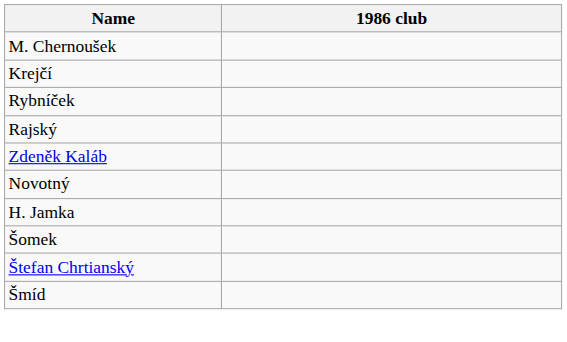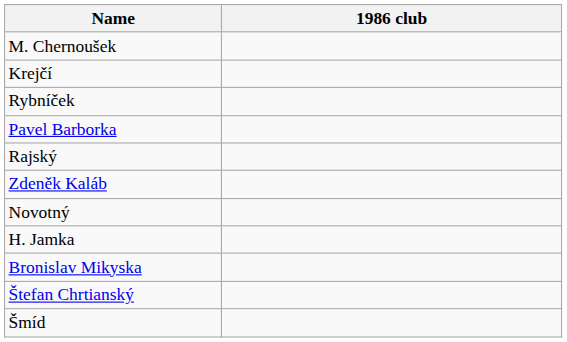+ row: (63, 128)
- row: (33, 239)
+ row: (75, 267)
